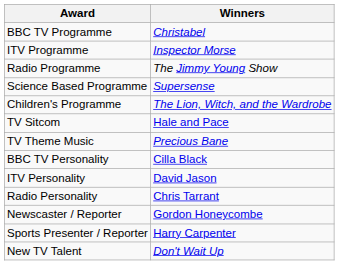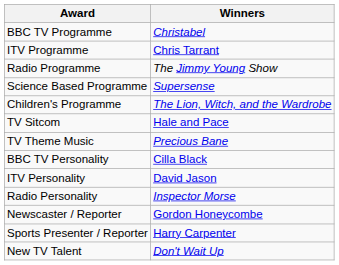(194, 50) Inspector Morse -> (186, 50) Chris Tarrant
(186, 196) Chris Tarrant -> (194, 196) Inspector Morse
